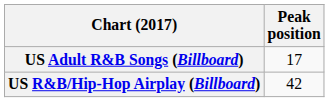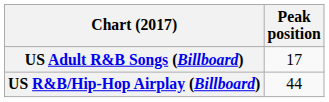(294, 84) 42 -> (294, 84) 44
